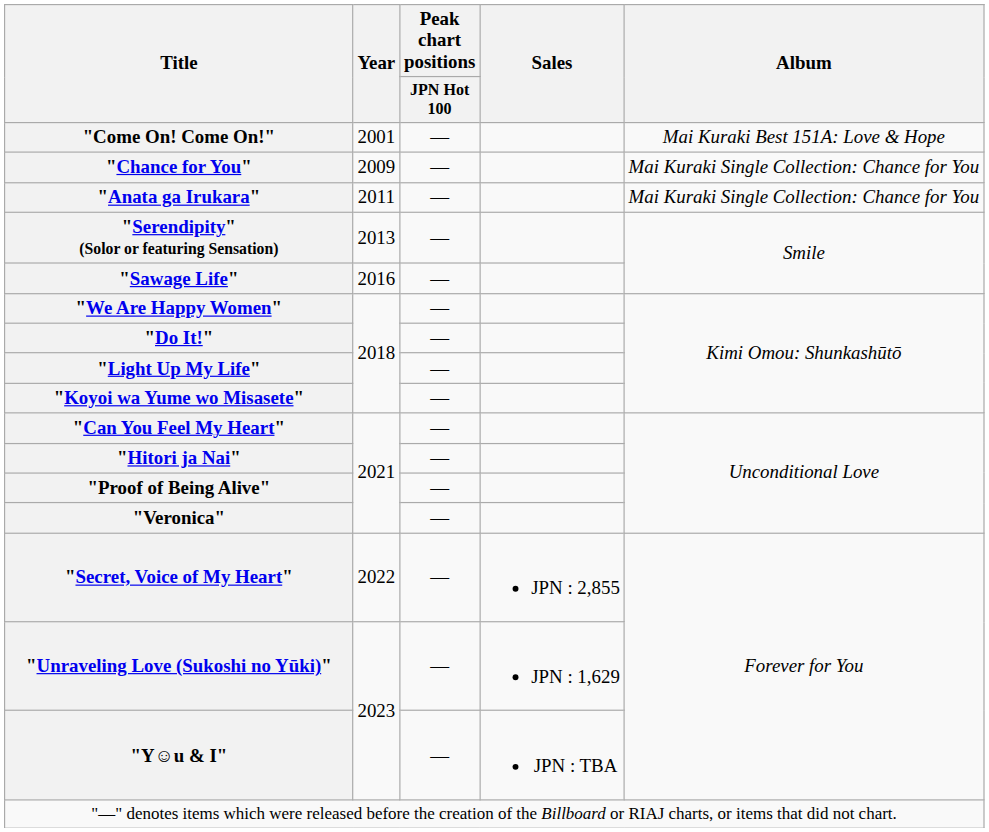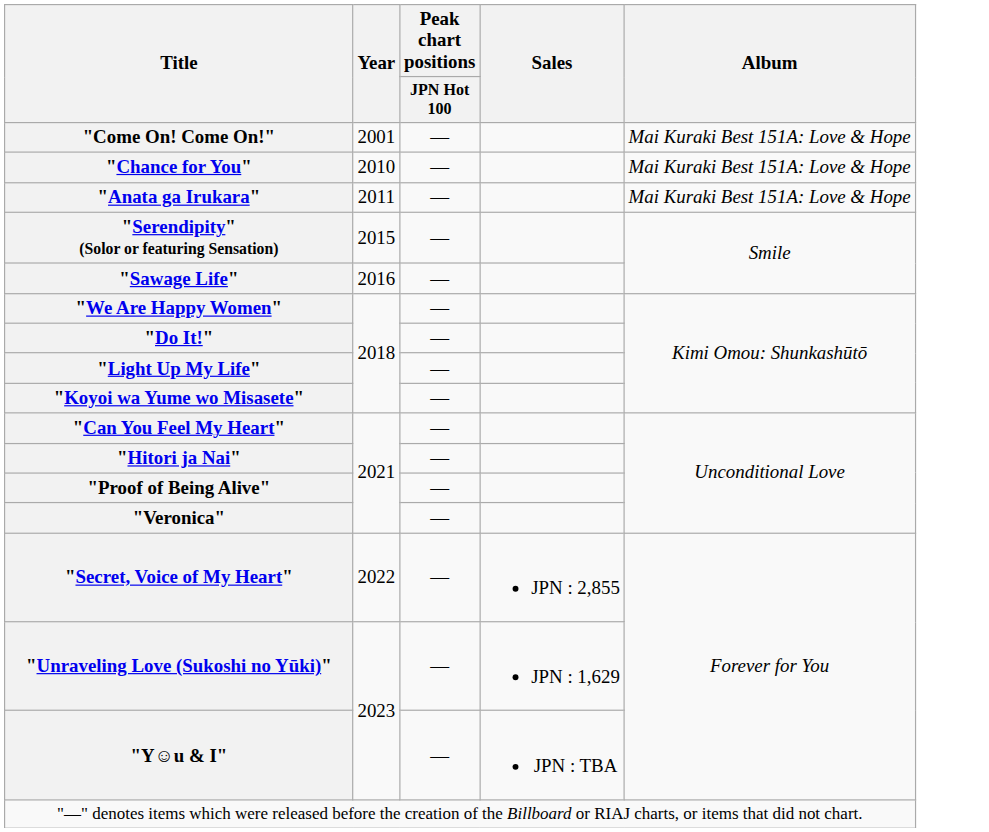(376, 167) 2009 -> (376, 167) 2010
(804, 167) Mai Kuraki Single Collection: Chance for You -> (770, 167) Mai Kuraki Best 151A: Love & Hope
(804, 197) Mai Kuraki Single Collection: Chance for You -> (770, 197) Mai Kuraki Best 151A: Love & Hope
(376, 237) 2013 -> (376, 237) 2015
